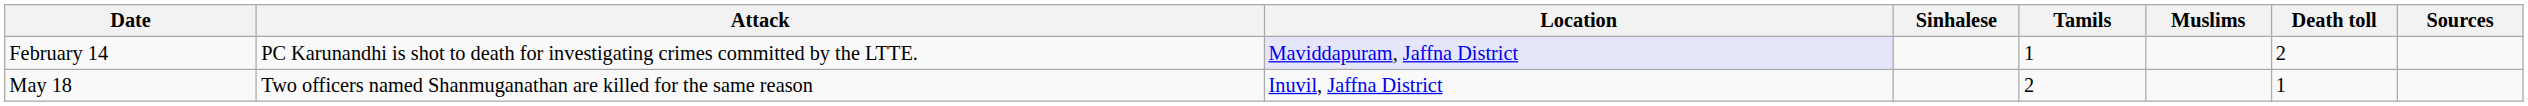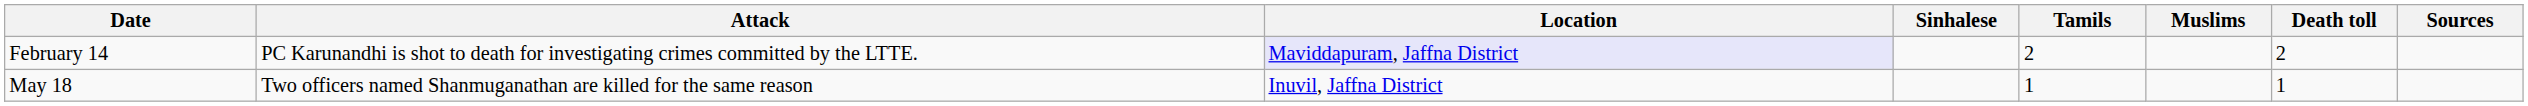(2029, 52) 1 -> (2029, 52) 2
(2029, 85) 2 -> (2029, 85) 1
